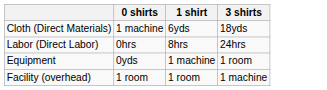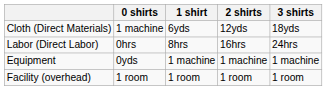+ column: (244, 12)
(236, 61) 1 room -> (296, 61) 1 machine
(244, 77) 1 machine -> (288, 77) 1 room
